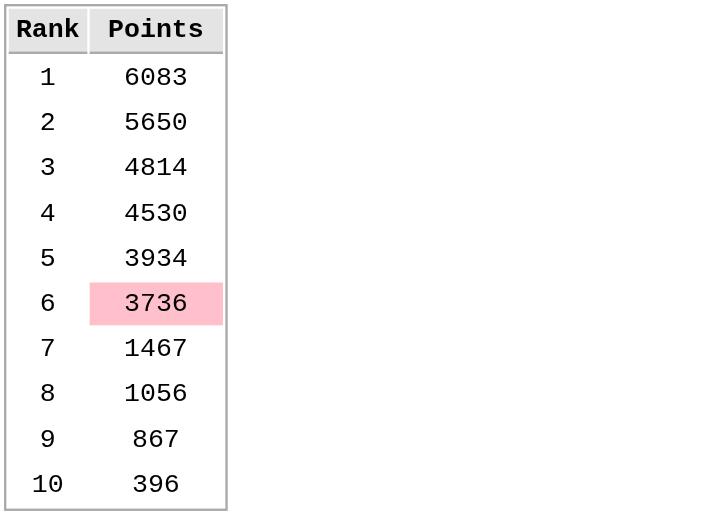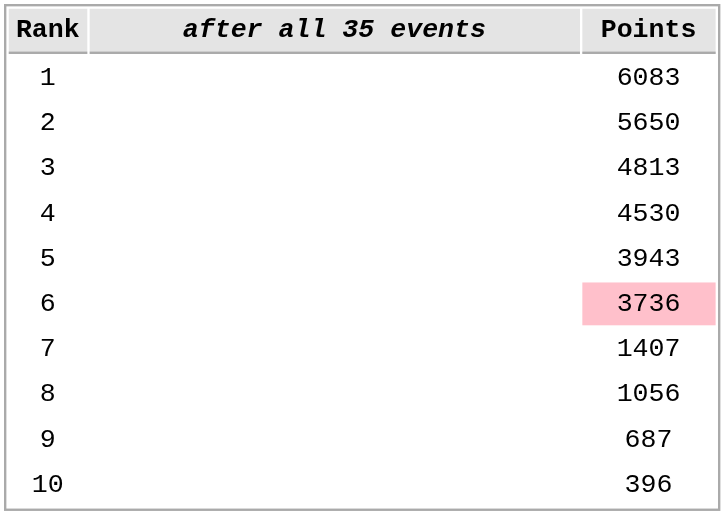+ column: (334, 30)
(156, 168) 4814 -> (649, 168) 4813
(156, 259) 3934 -> (649, 259) 3943
(156, 349) 1467 -> (649, 349) 1407
(156, 440) 867 -> (649, 440) 687
